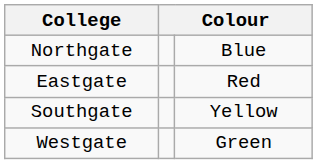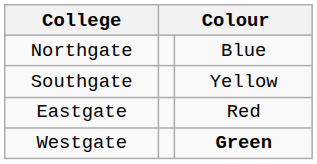rows swapped: (82, 82) <-> (82, 112)
(244, 143) normal -> (244, 143) bold
